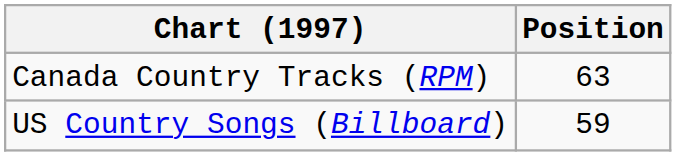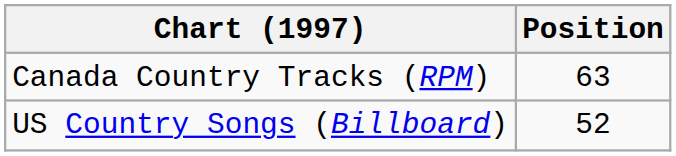(593, 125) 59 -> (593, 125) 52
